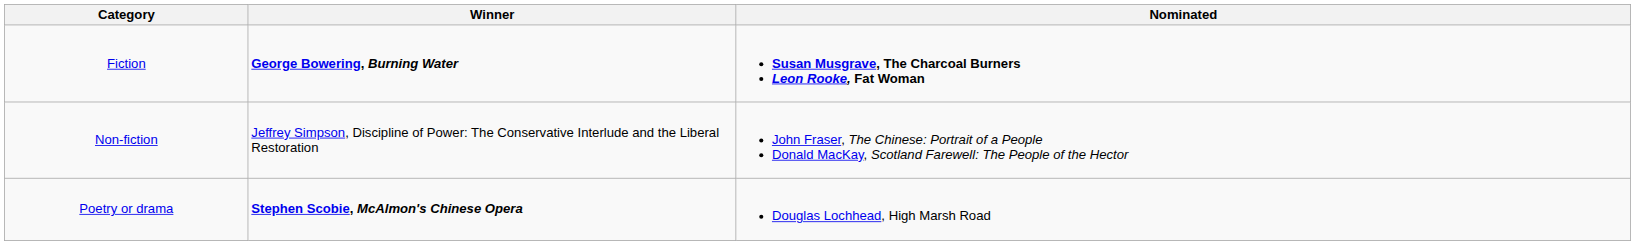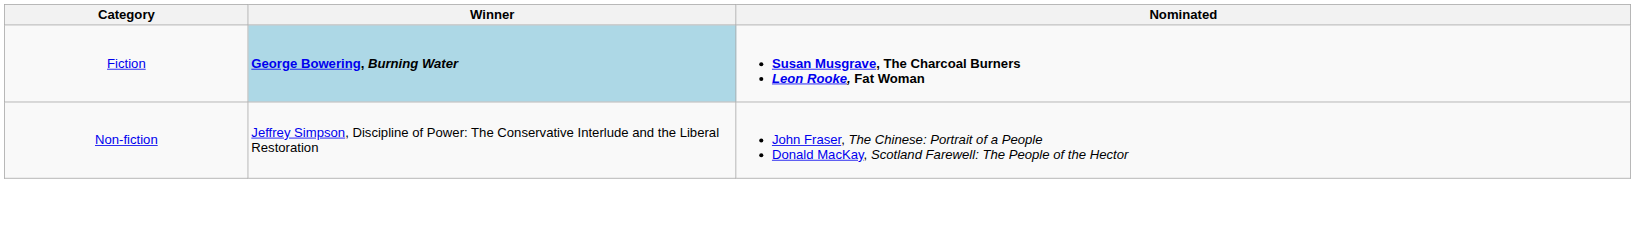(355, 63) no background -> (355, 63) lightblue background
- row: (126, 209)
